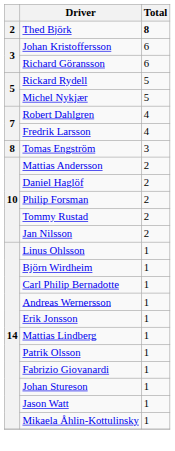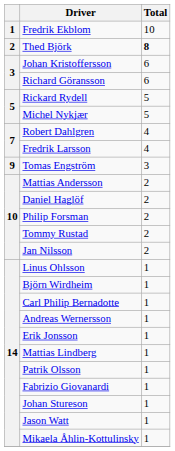+ row: (57, 30)
(12, 149) 8 -> (12, 166) 9
